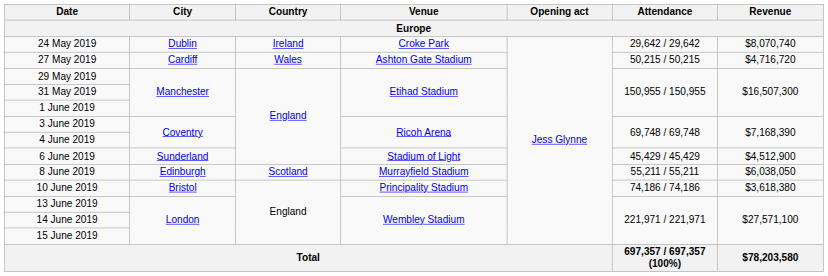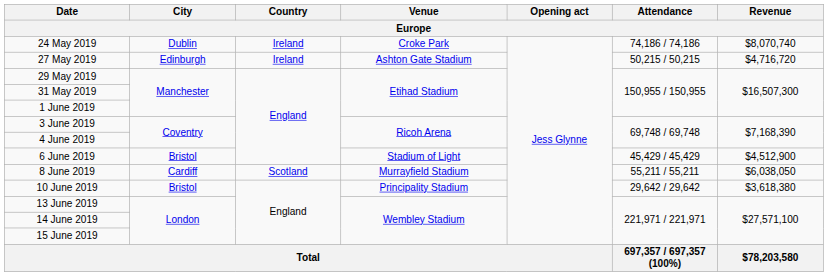(665, 44) 29,642 / 29,642 -> (665, 44) 74,186 / 74,186
(183, 60) Cardiff -> (183, 60) Edinburgh
(288, 60) Wales -> (288, 60) Ireland
(183, 156) Sunderland -> (183, 156) Bristol
(183, 172) Edinburgh -> (183, 172) Cardiff
(665, 188) 74,186 / 74,186 -> (665, 188) 29,642 / 29,642
